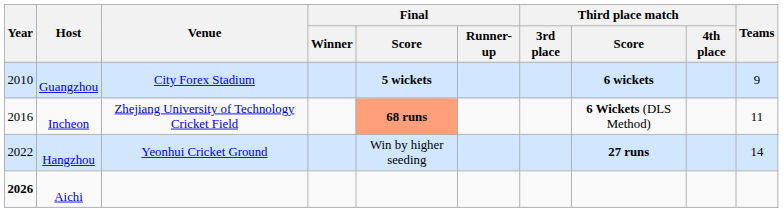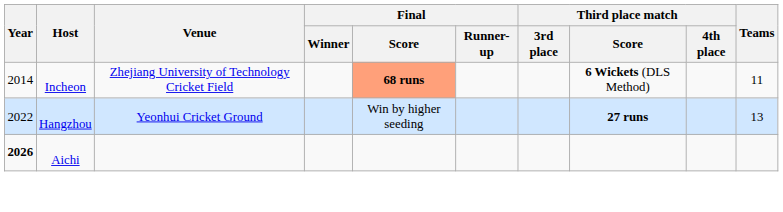- row: (69, 87)
(20, 116) 2016 -> (20, 80) 2014
(757, 152) 14 -> (757, 116) 13
